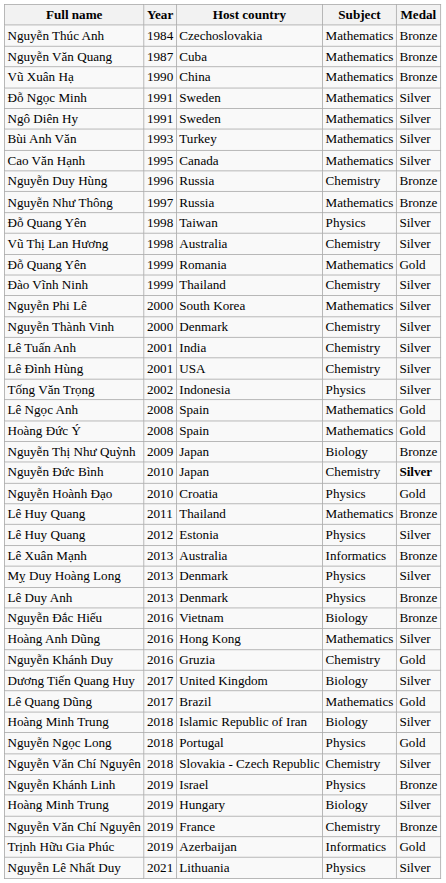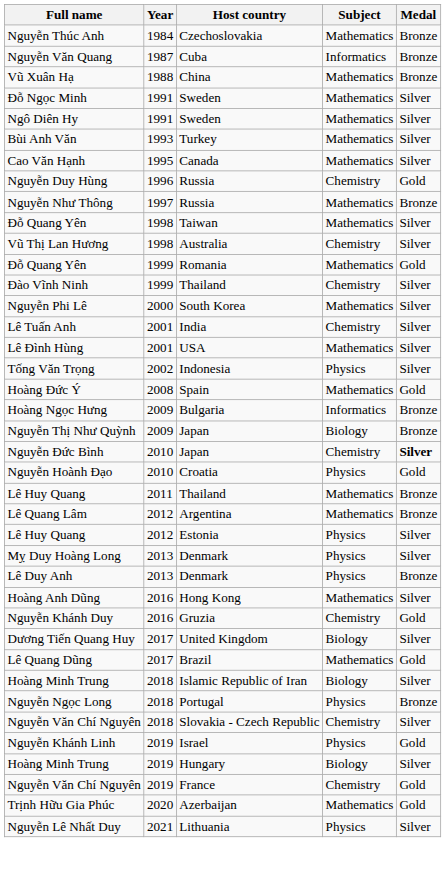(359, 56) Mathematics -> (356, 56) Informatics
(160, 77) 1990 -> (160, 77) 1988
(418, 181) Bronze -> (413, 181) Gold
(346, 222) Physics -> (359, 222) Mathematics
- row: (61, 327)
(353, 368) Chemistry -> (359, 347) Mathematics
- row: (43, 410)
+ row: (57, 410)
+ row: (47, 514)
- row: (47, 555)
- row: (55, 618)
(413, 743) Gold -> (418, 701) Bronze
(418, 784) Bronze -> (413, 743) Gold
(418, 826) Bronze -> (413, 784) Gold
(160, 847) 2019 -> (160, 805) 2020
(356, 847) Informatics -> (359, 805) Mathematics
